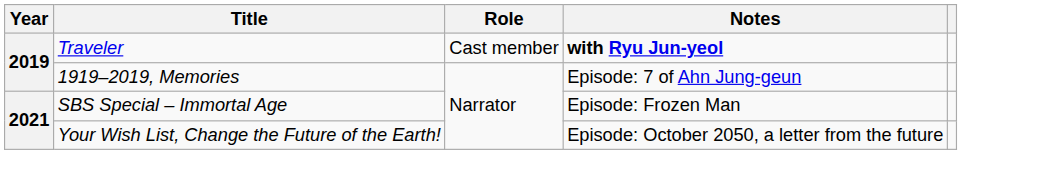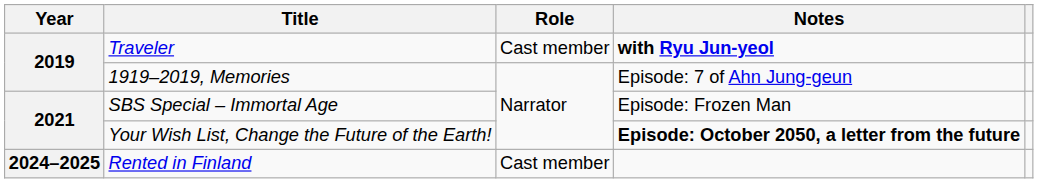(755, 134) normal -> (819, 134) bold
+ row: (180, 163)
